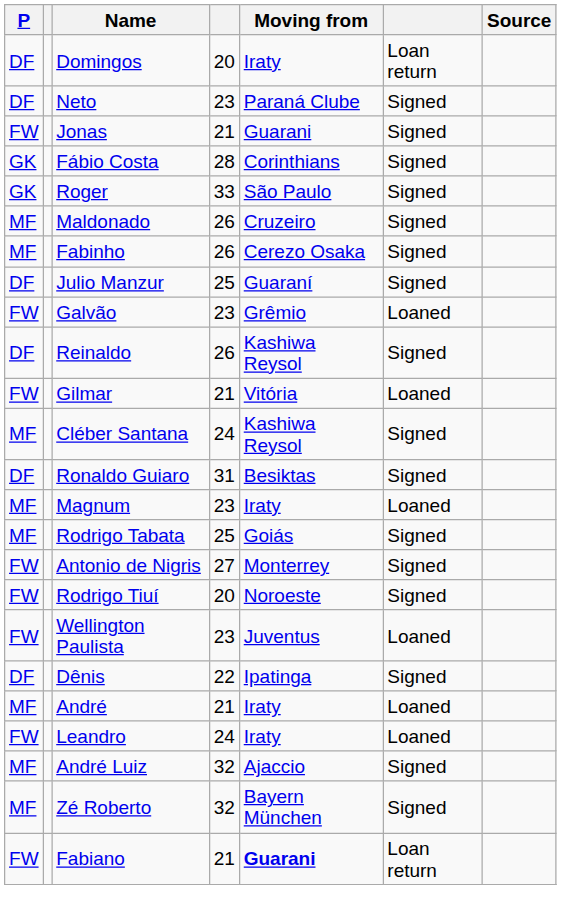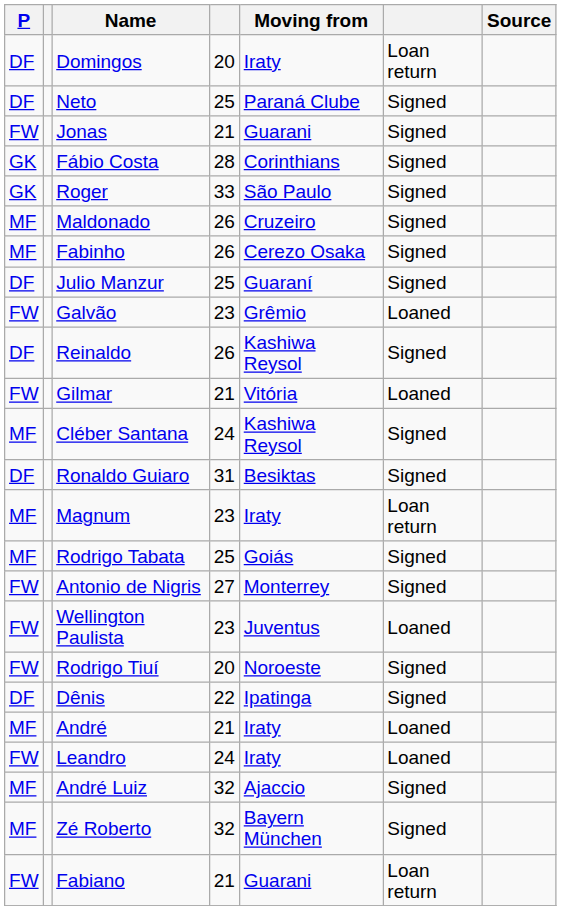(224, 101) 23 -> (224, 101) 25
(419, 505) Loaned -> (412, 515) Loan return
rows swapped: (107, 595) <-> (100, 636)
(280, 859) bold -> (278, 880) normal
